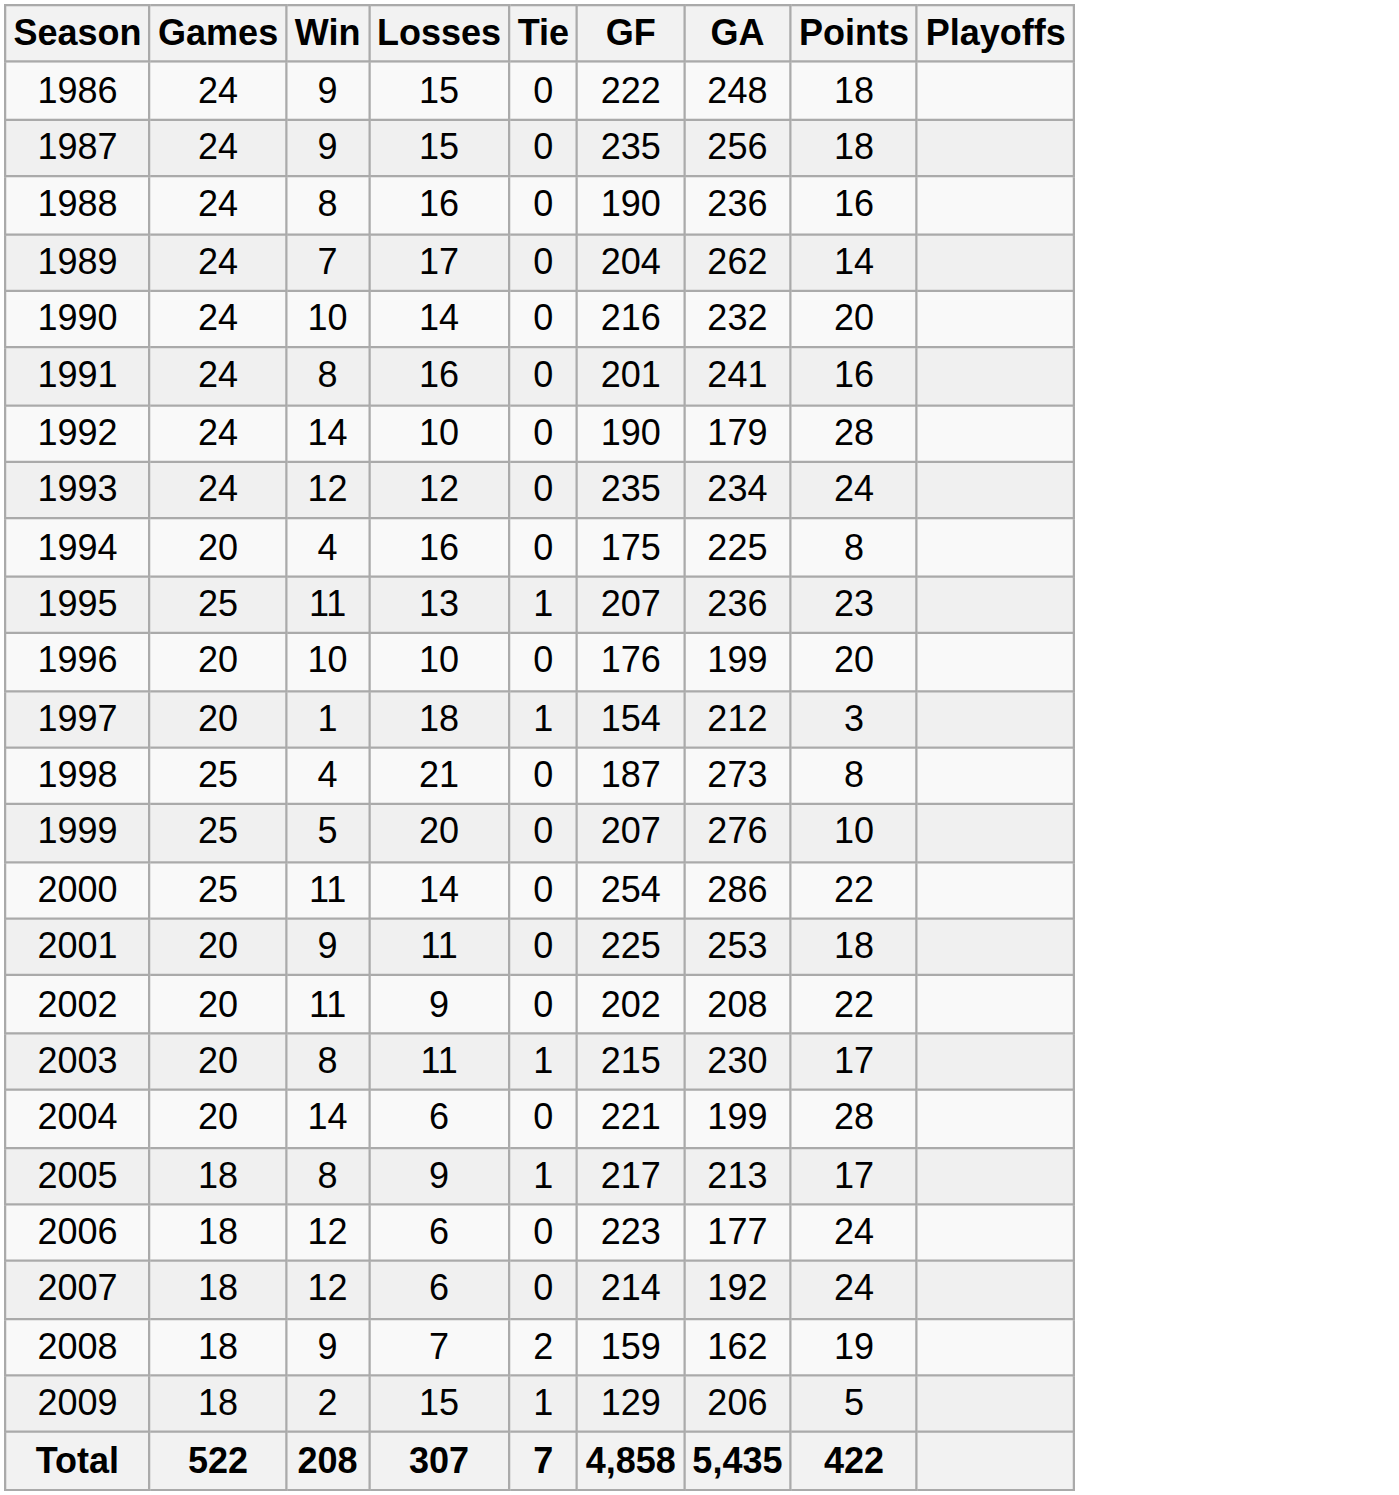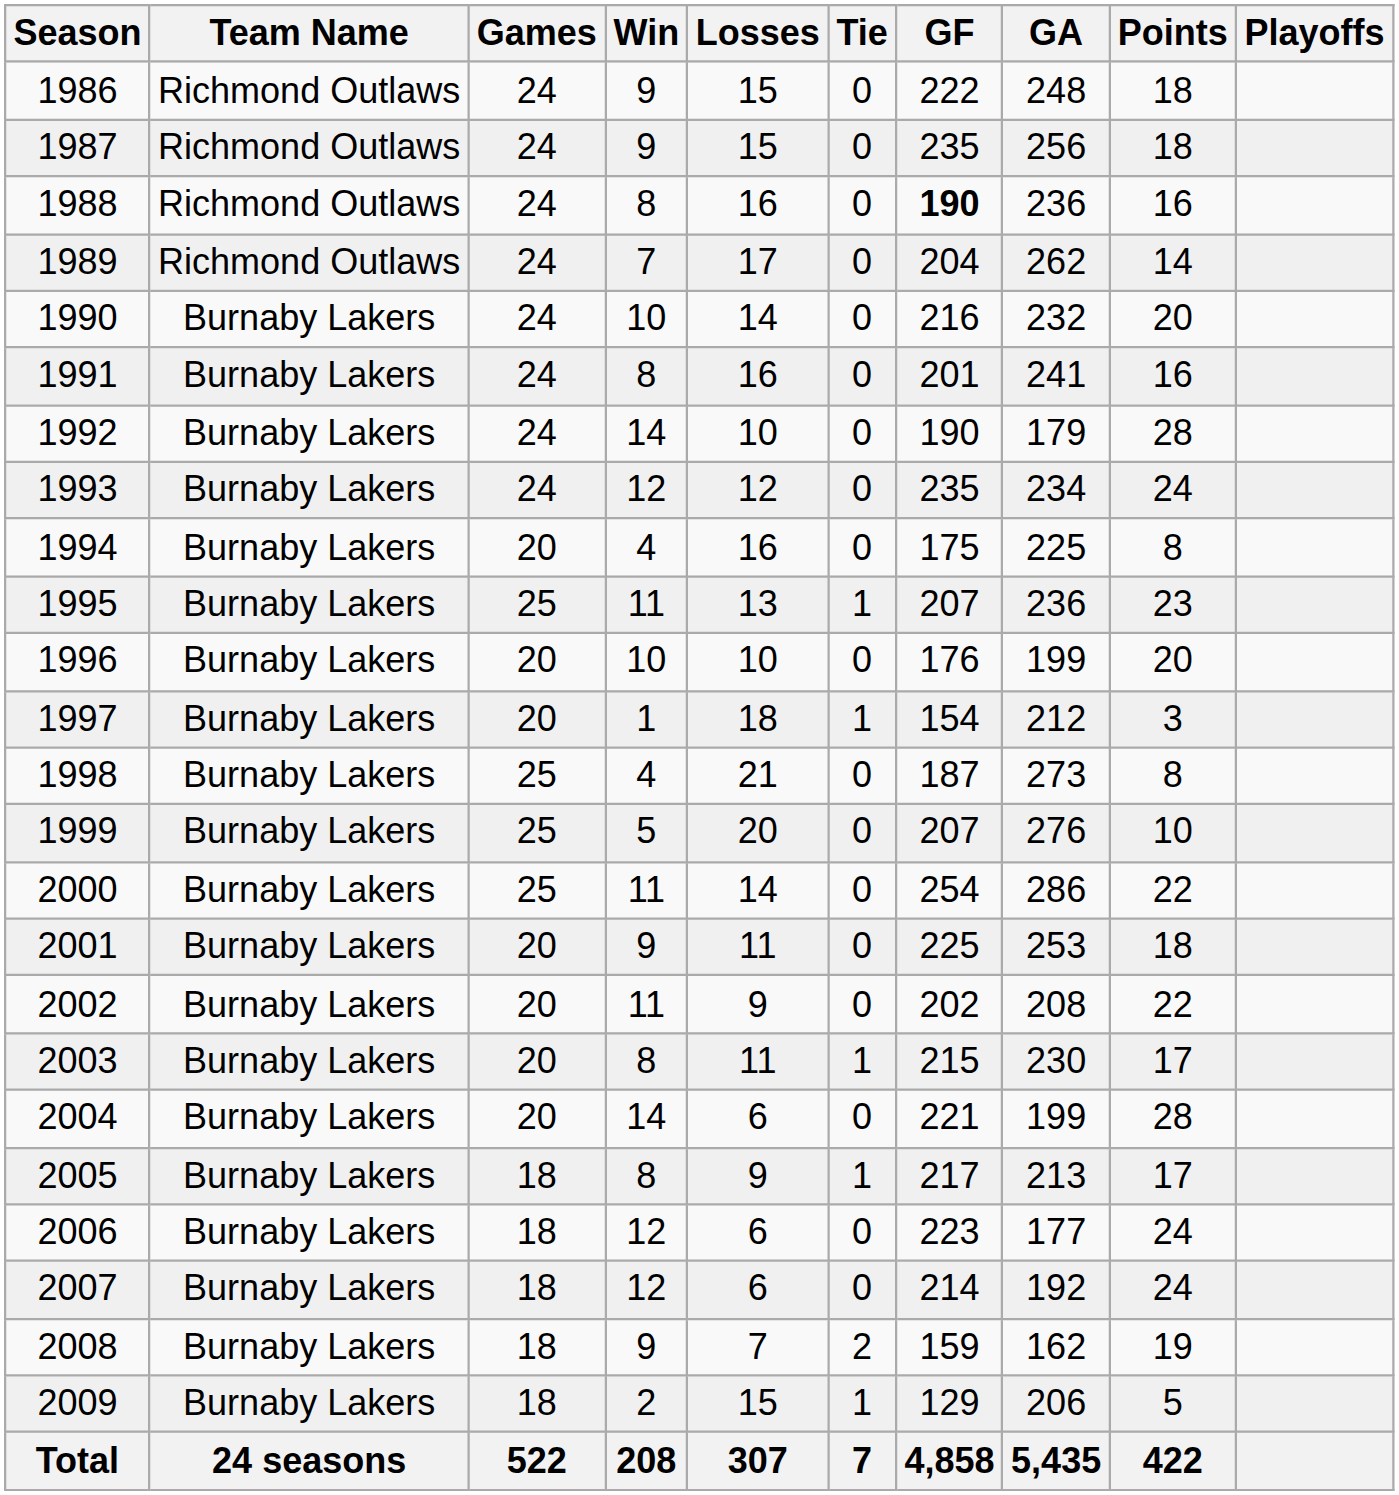+ column: (309, 33)
(631, 204) normal -> (949, 204) bold
